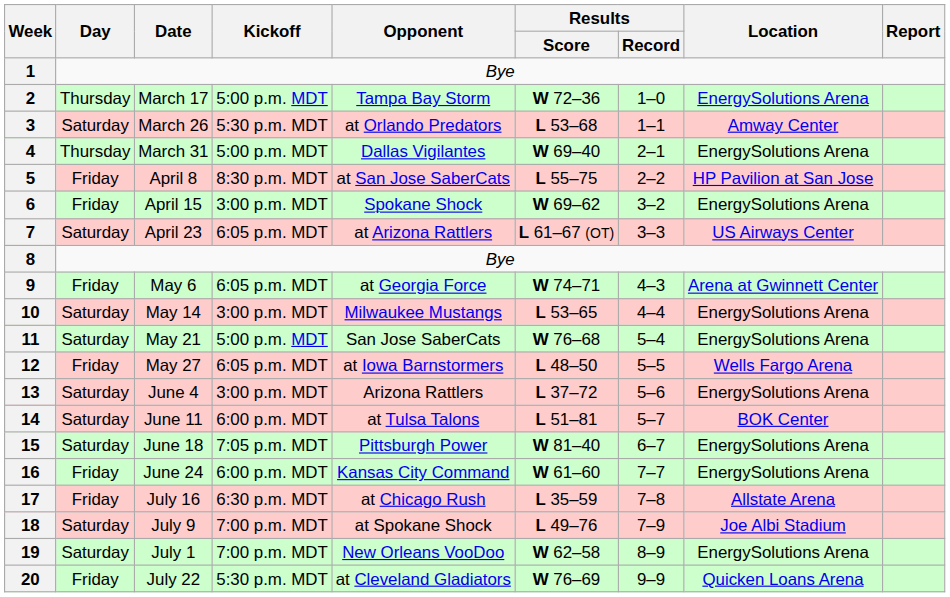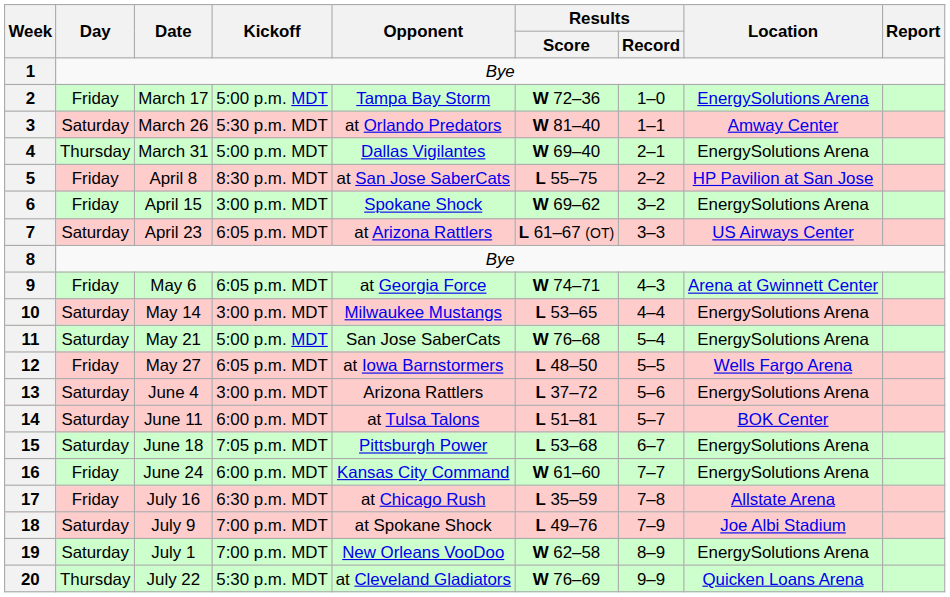(95, 98) Thursday -> (95, 98) Friday
(566, 125) L 53–68 -> (566, 125) W 81–40
(566, 445) W 81–40 -> (566, 445) L 53–68
(95, 579) Friday -> (95, 579) Thursday
